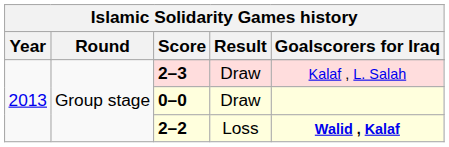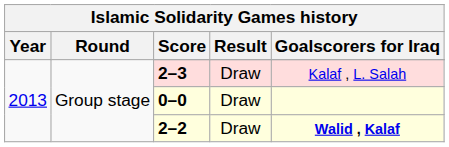(240, 127) Loss -> (240, 127) Draw
